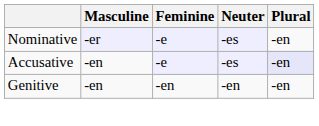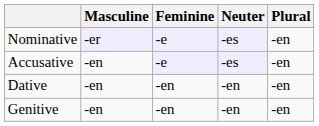(281, 62) lavender background -> (281, 62) no background
+ row: (27, 86)
